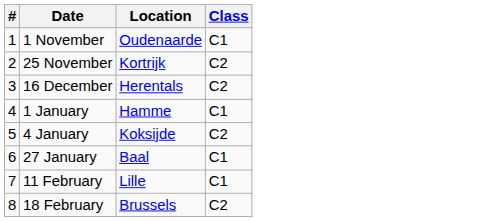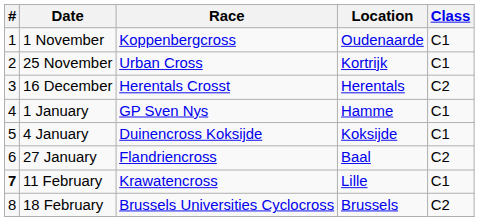+ column: (227, 16)
(218, 63) C2 -> (440, 63) C1
(218, 134) C2 -> (440, 134) C1
(218, 157) C1 -> (440, 157) C2
(12, 181) normal -> (12, 181) bold
